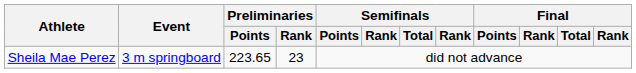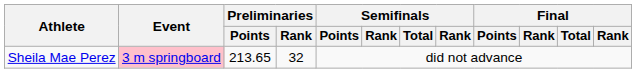(171, 58) no background -> (171, 58) pink background
(250, 58) 223.65 -> (250, 58) 213.65
(296, 58) 23 -> (296, 58) 32
